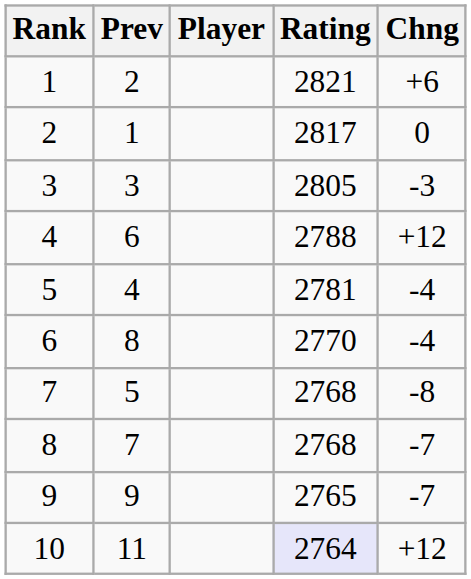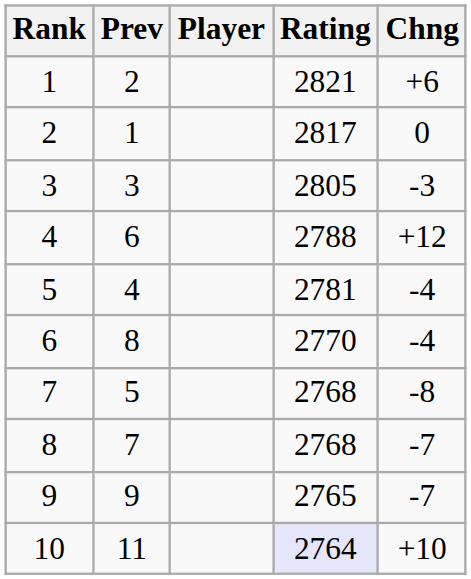(422, 548) +12 -> (422, 548) +10
